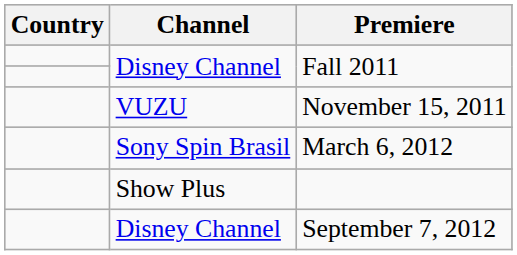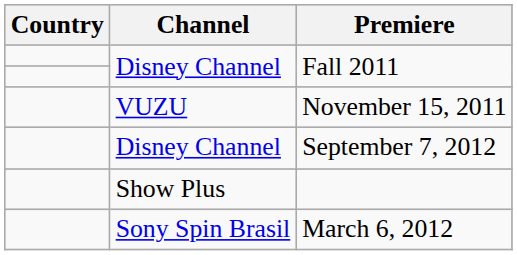rows swapped: (203, 147) <-> (198, 229)
